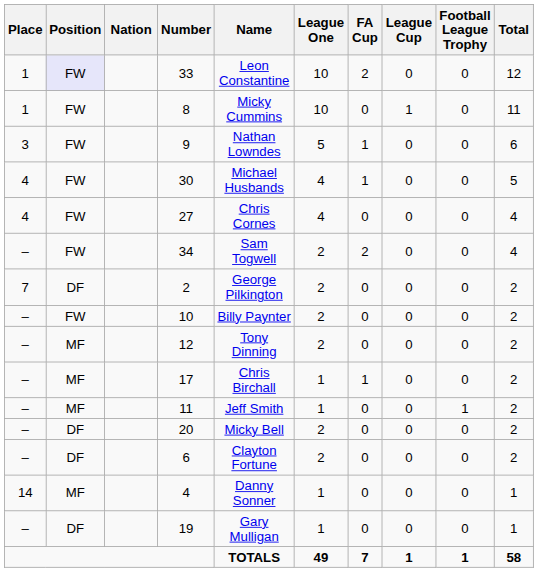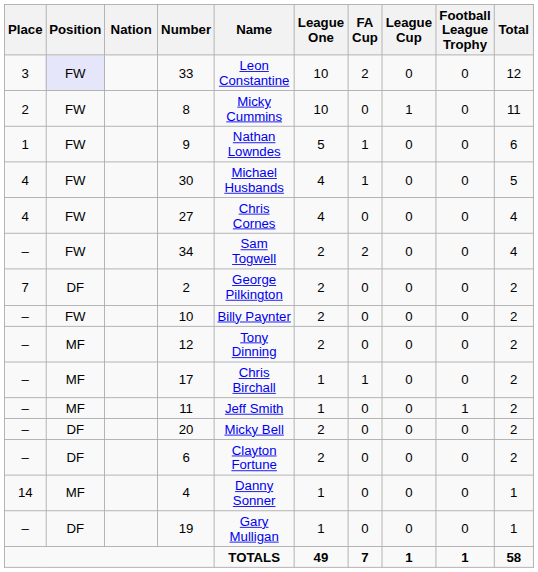(25, 73) 1 -> (25, 73) 3
(25, 109) 1 -> (25, 109) 2
(25, 144) 3 -> (25, 144) 1
